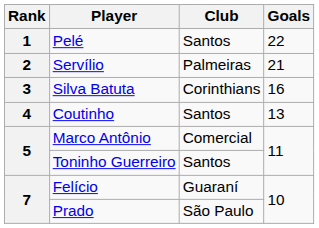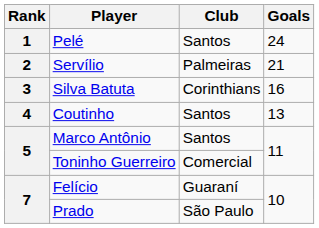(276, 41) 22 -> (276, 41) 24
(217, 138) Comercial -> (207, 138) Santos
(207, 162) Santos -> (217, 162) Comercial
